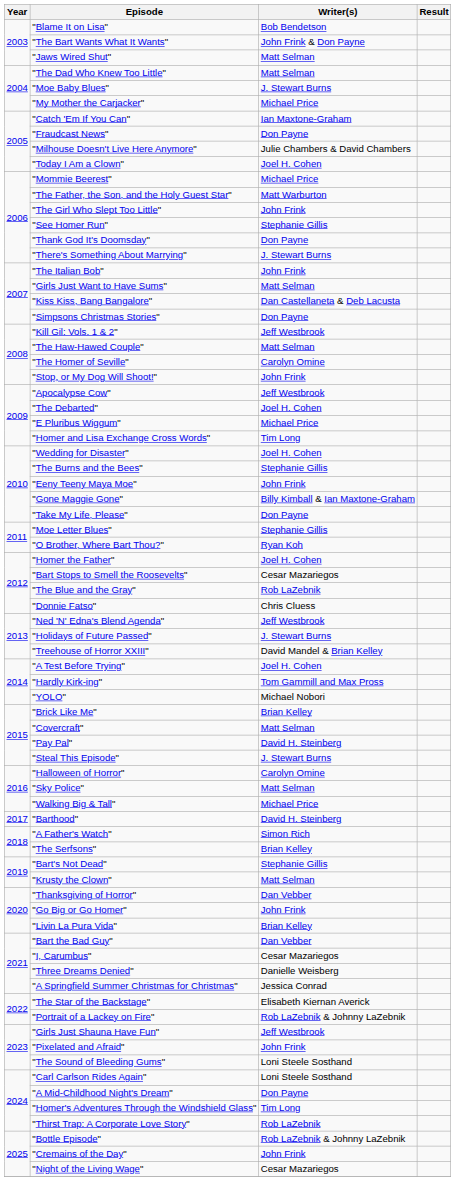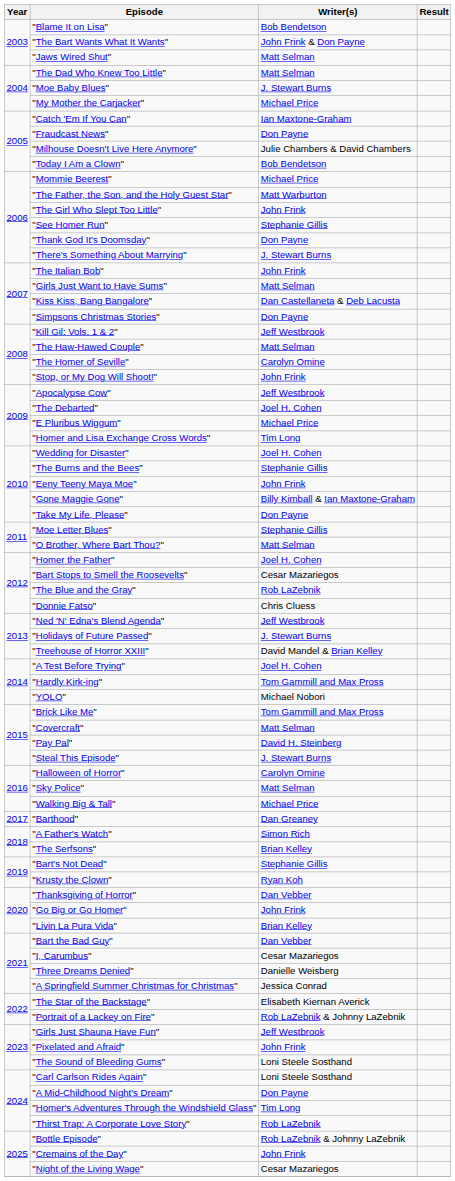(291, 164) Joel H. Cohen -> (294, 164) Bob Bendetson
(282, 544) Ryan Koh -> (288, 544) Matt Selman
(286, 712) Brian Kelley -> (322, 712) Tom Gammill and Max Pross
(301, 819) David H. Steinberg -> (289, 819) Dan Greaney
(288, 879) Matt Selman -> (282, 879) Ryan Koh
